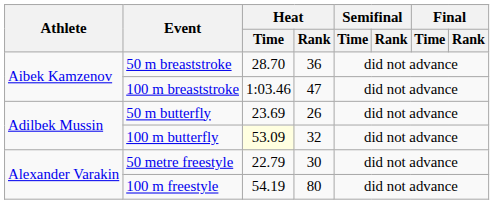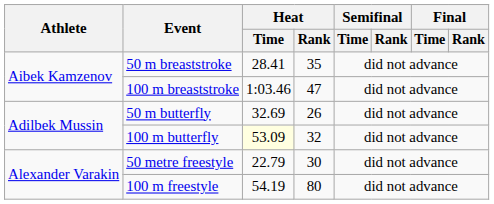(268, 64) 28.70 -> (268, 64) 28.41
(314, 64) 36 -> (314, 64) 35
(268, 113) 23.69 -> (268, 113) 32.69
